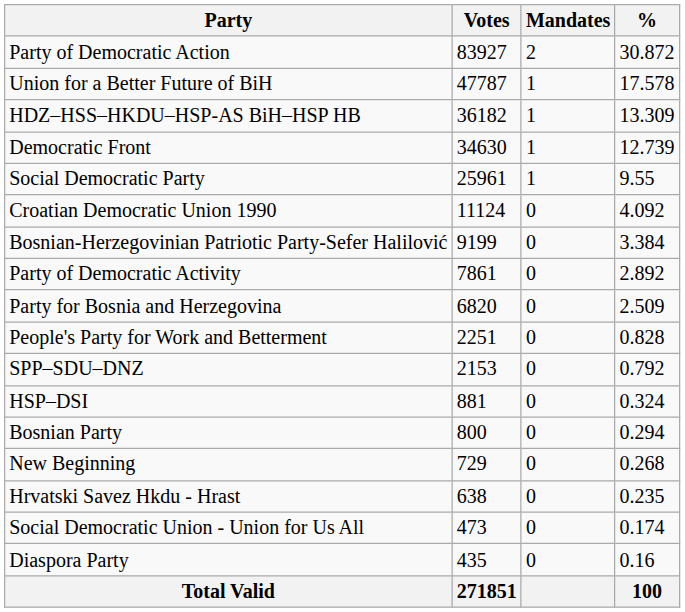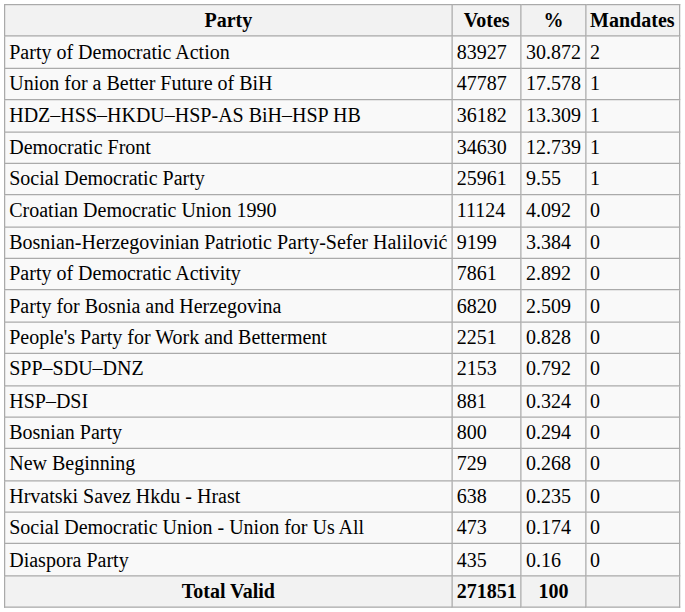columns swapped: (647, 20) <-> (568, 20)
